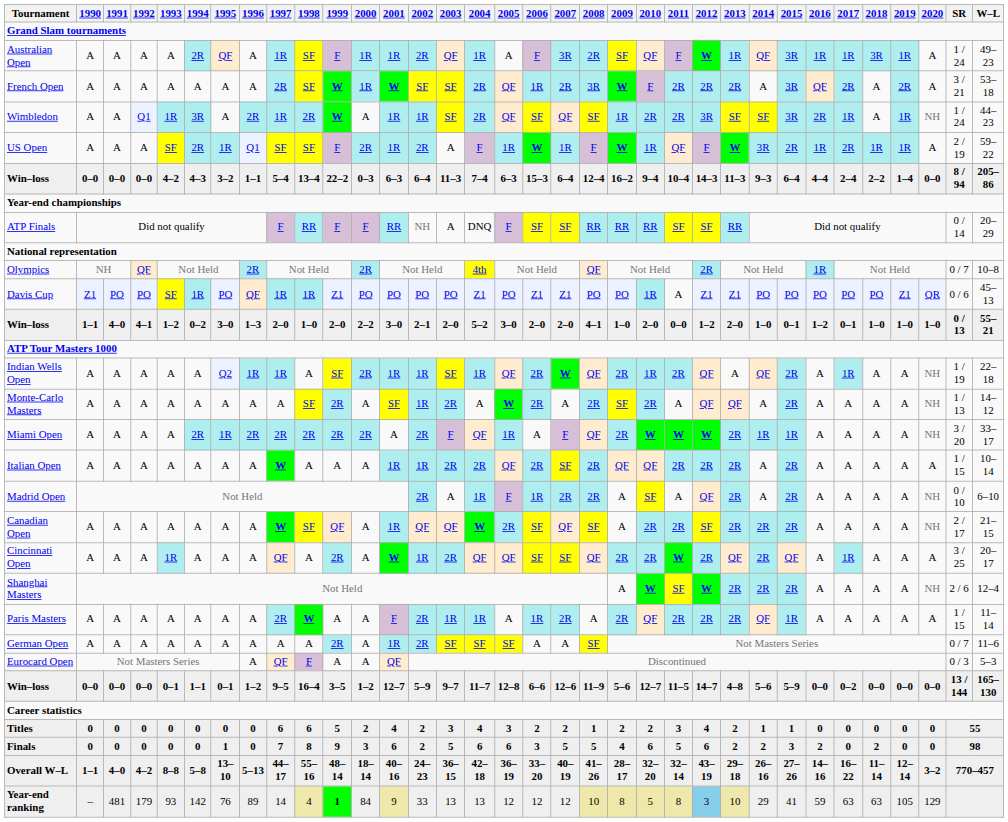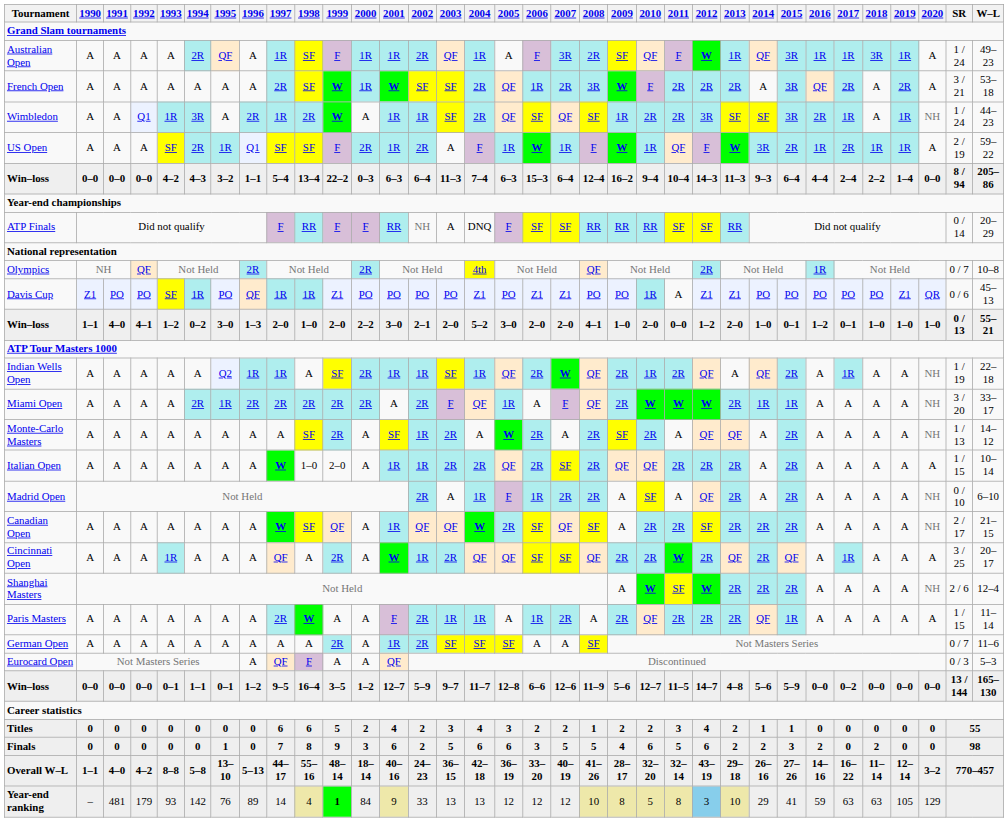rows swapped: (35, 434) <-> (35, 403)
(309, 465) A -> (309, 465) 1–0
(337, 465) A -> (337, 465) 2–0
